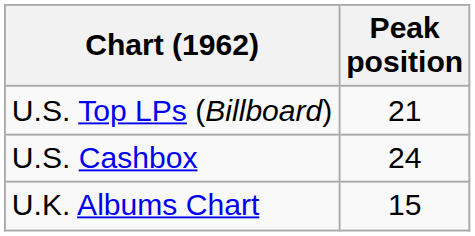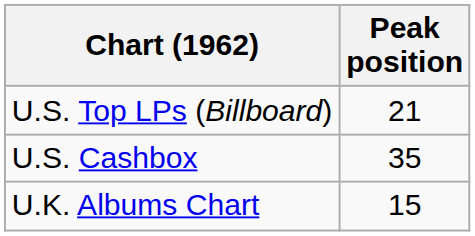(405, 157) 24 -> (405, 157) 35
